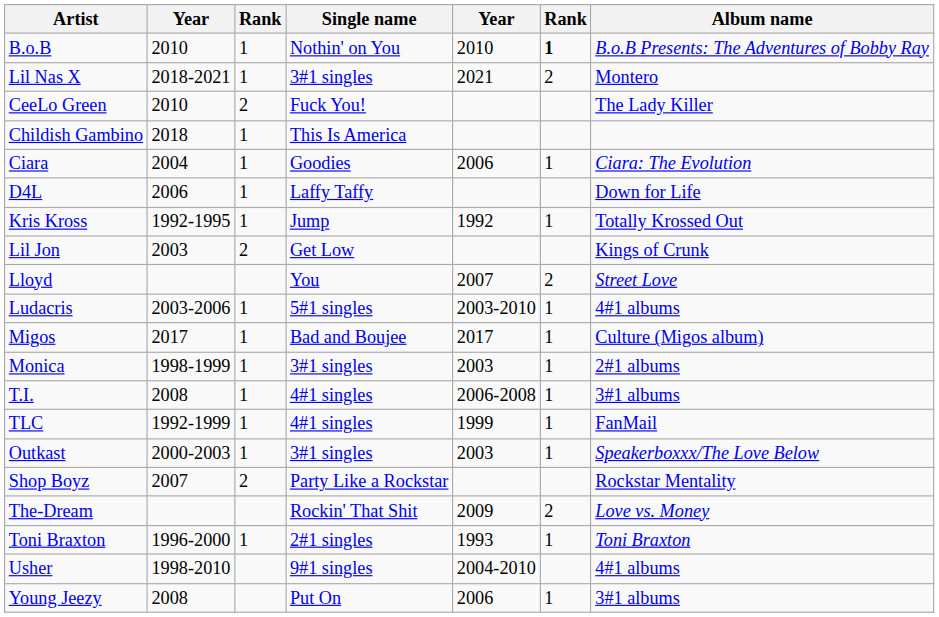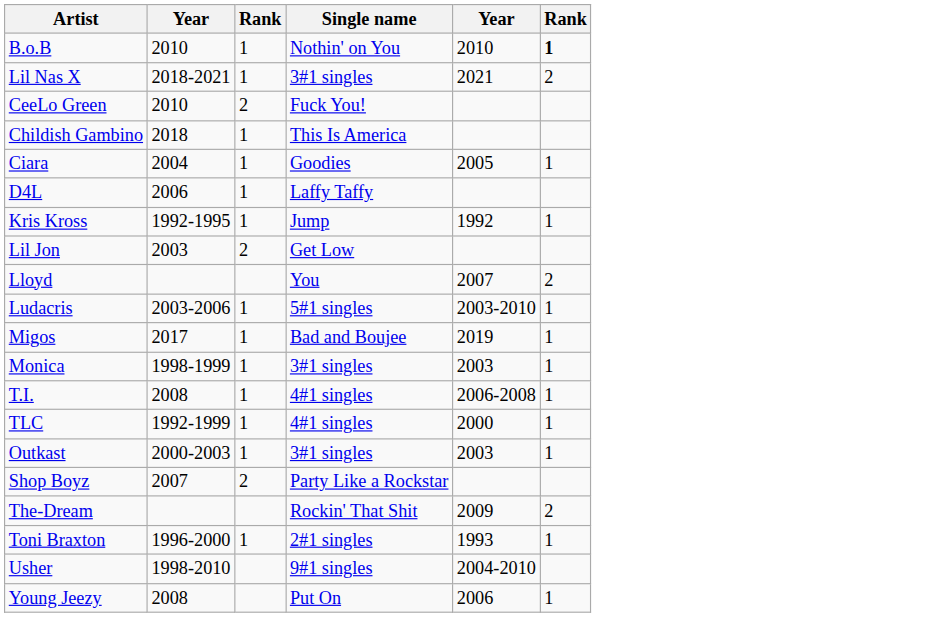- column: (762, 18)
(475, 163) 2006 -> (475, 163) 2005
(475, 337) 2017 -> (475, 337) 2019
(475, 423) 1999 -> (475, 423) 2000
